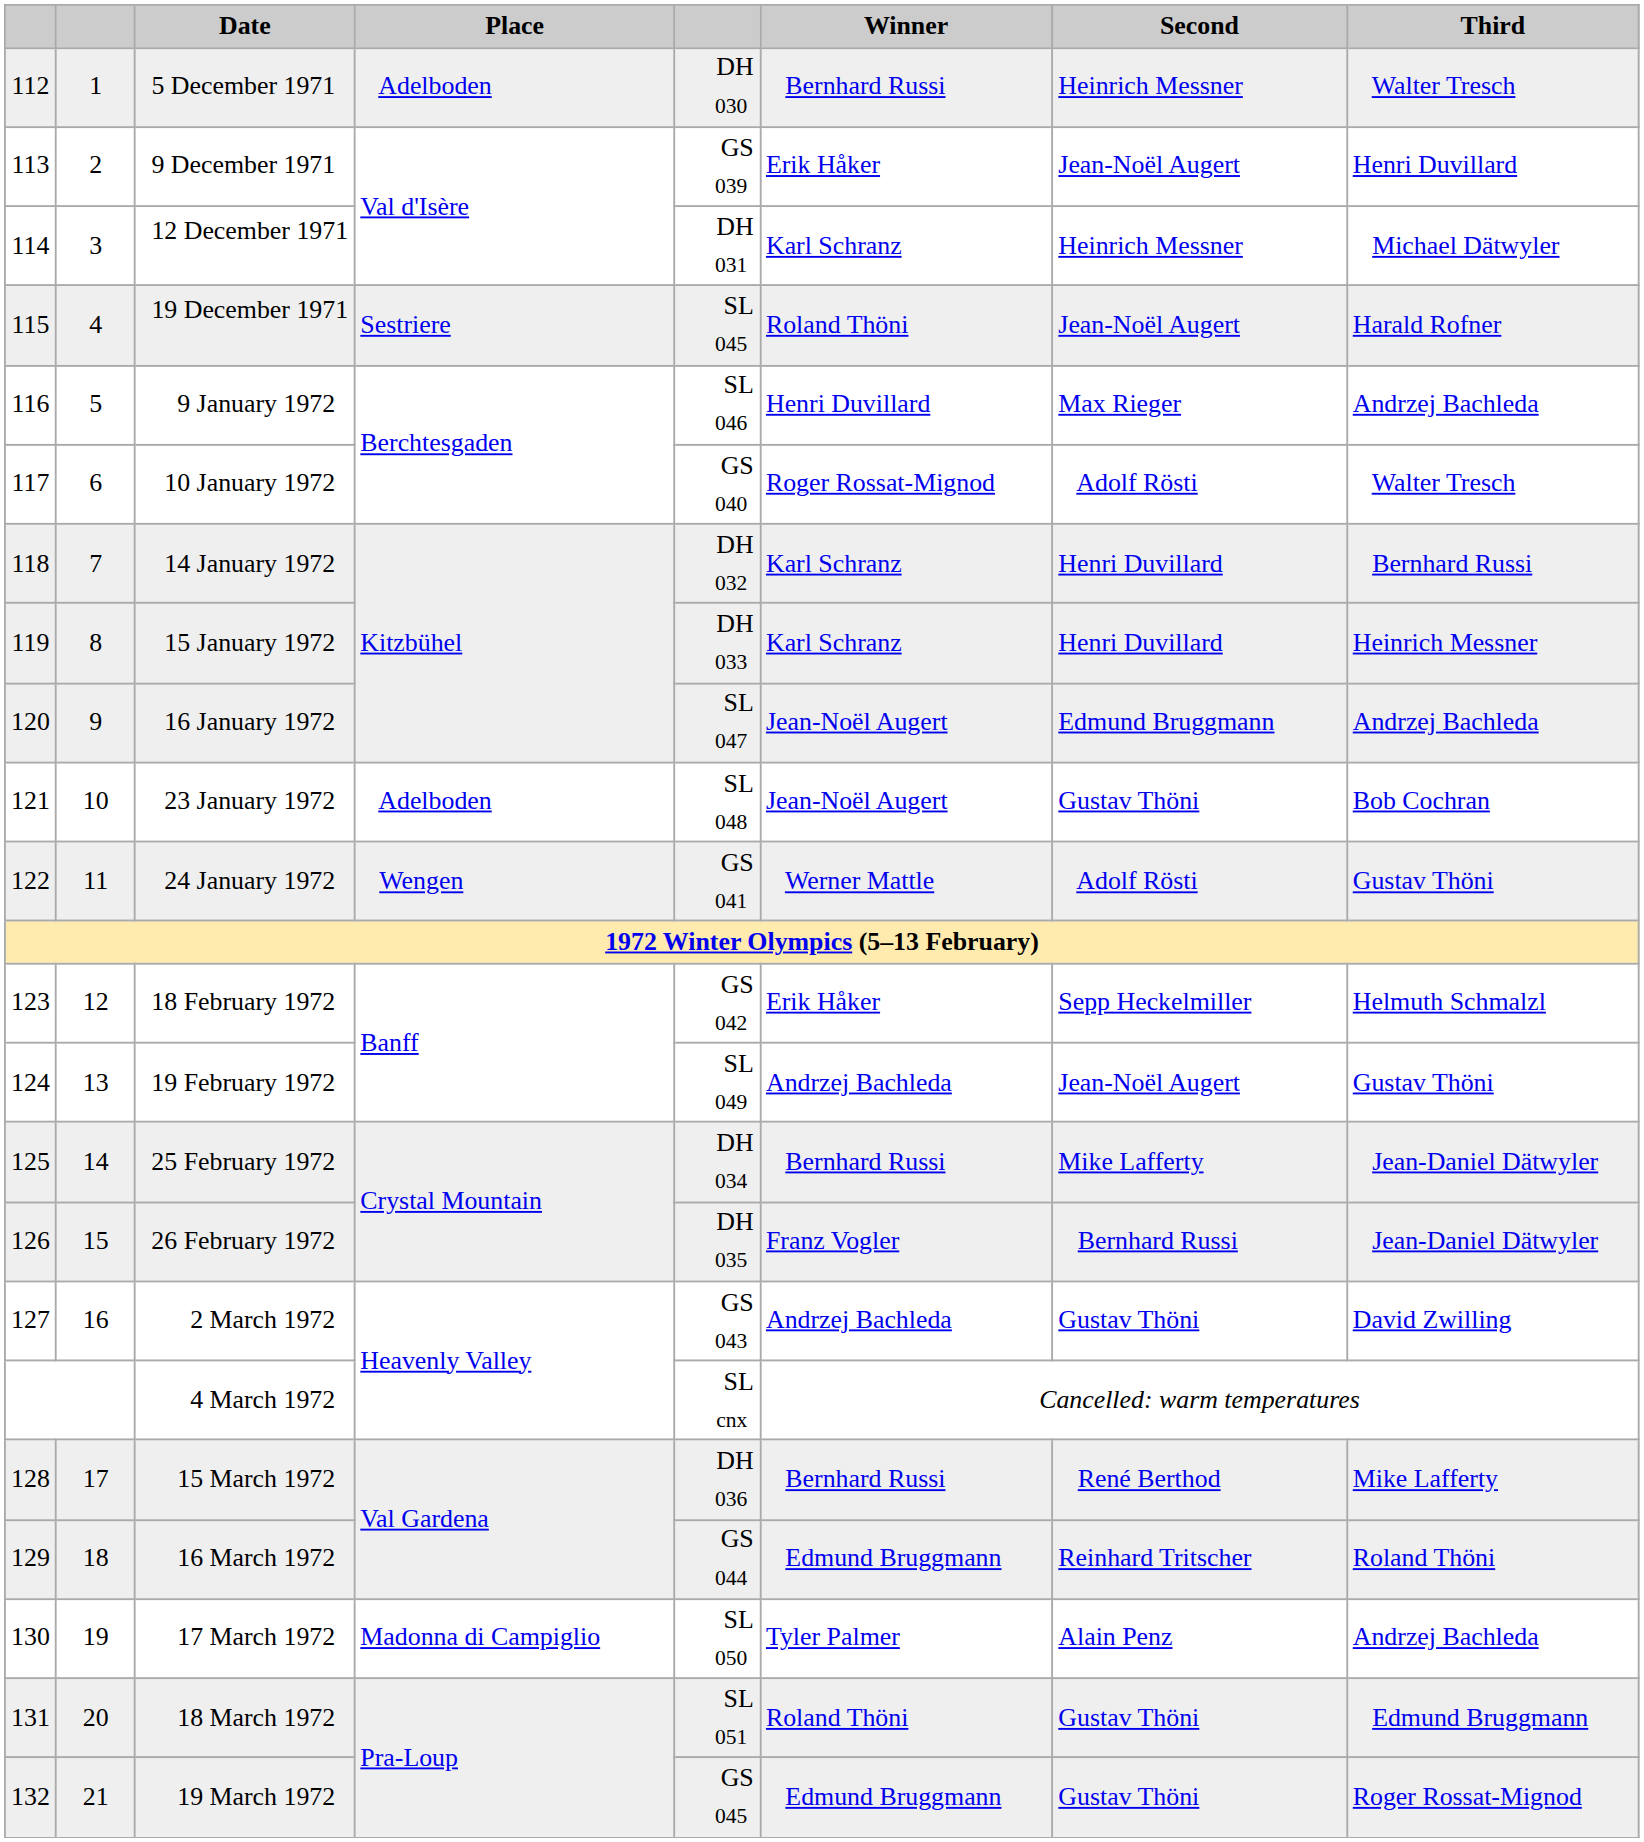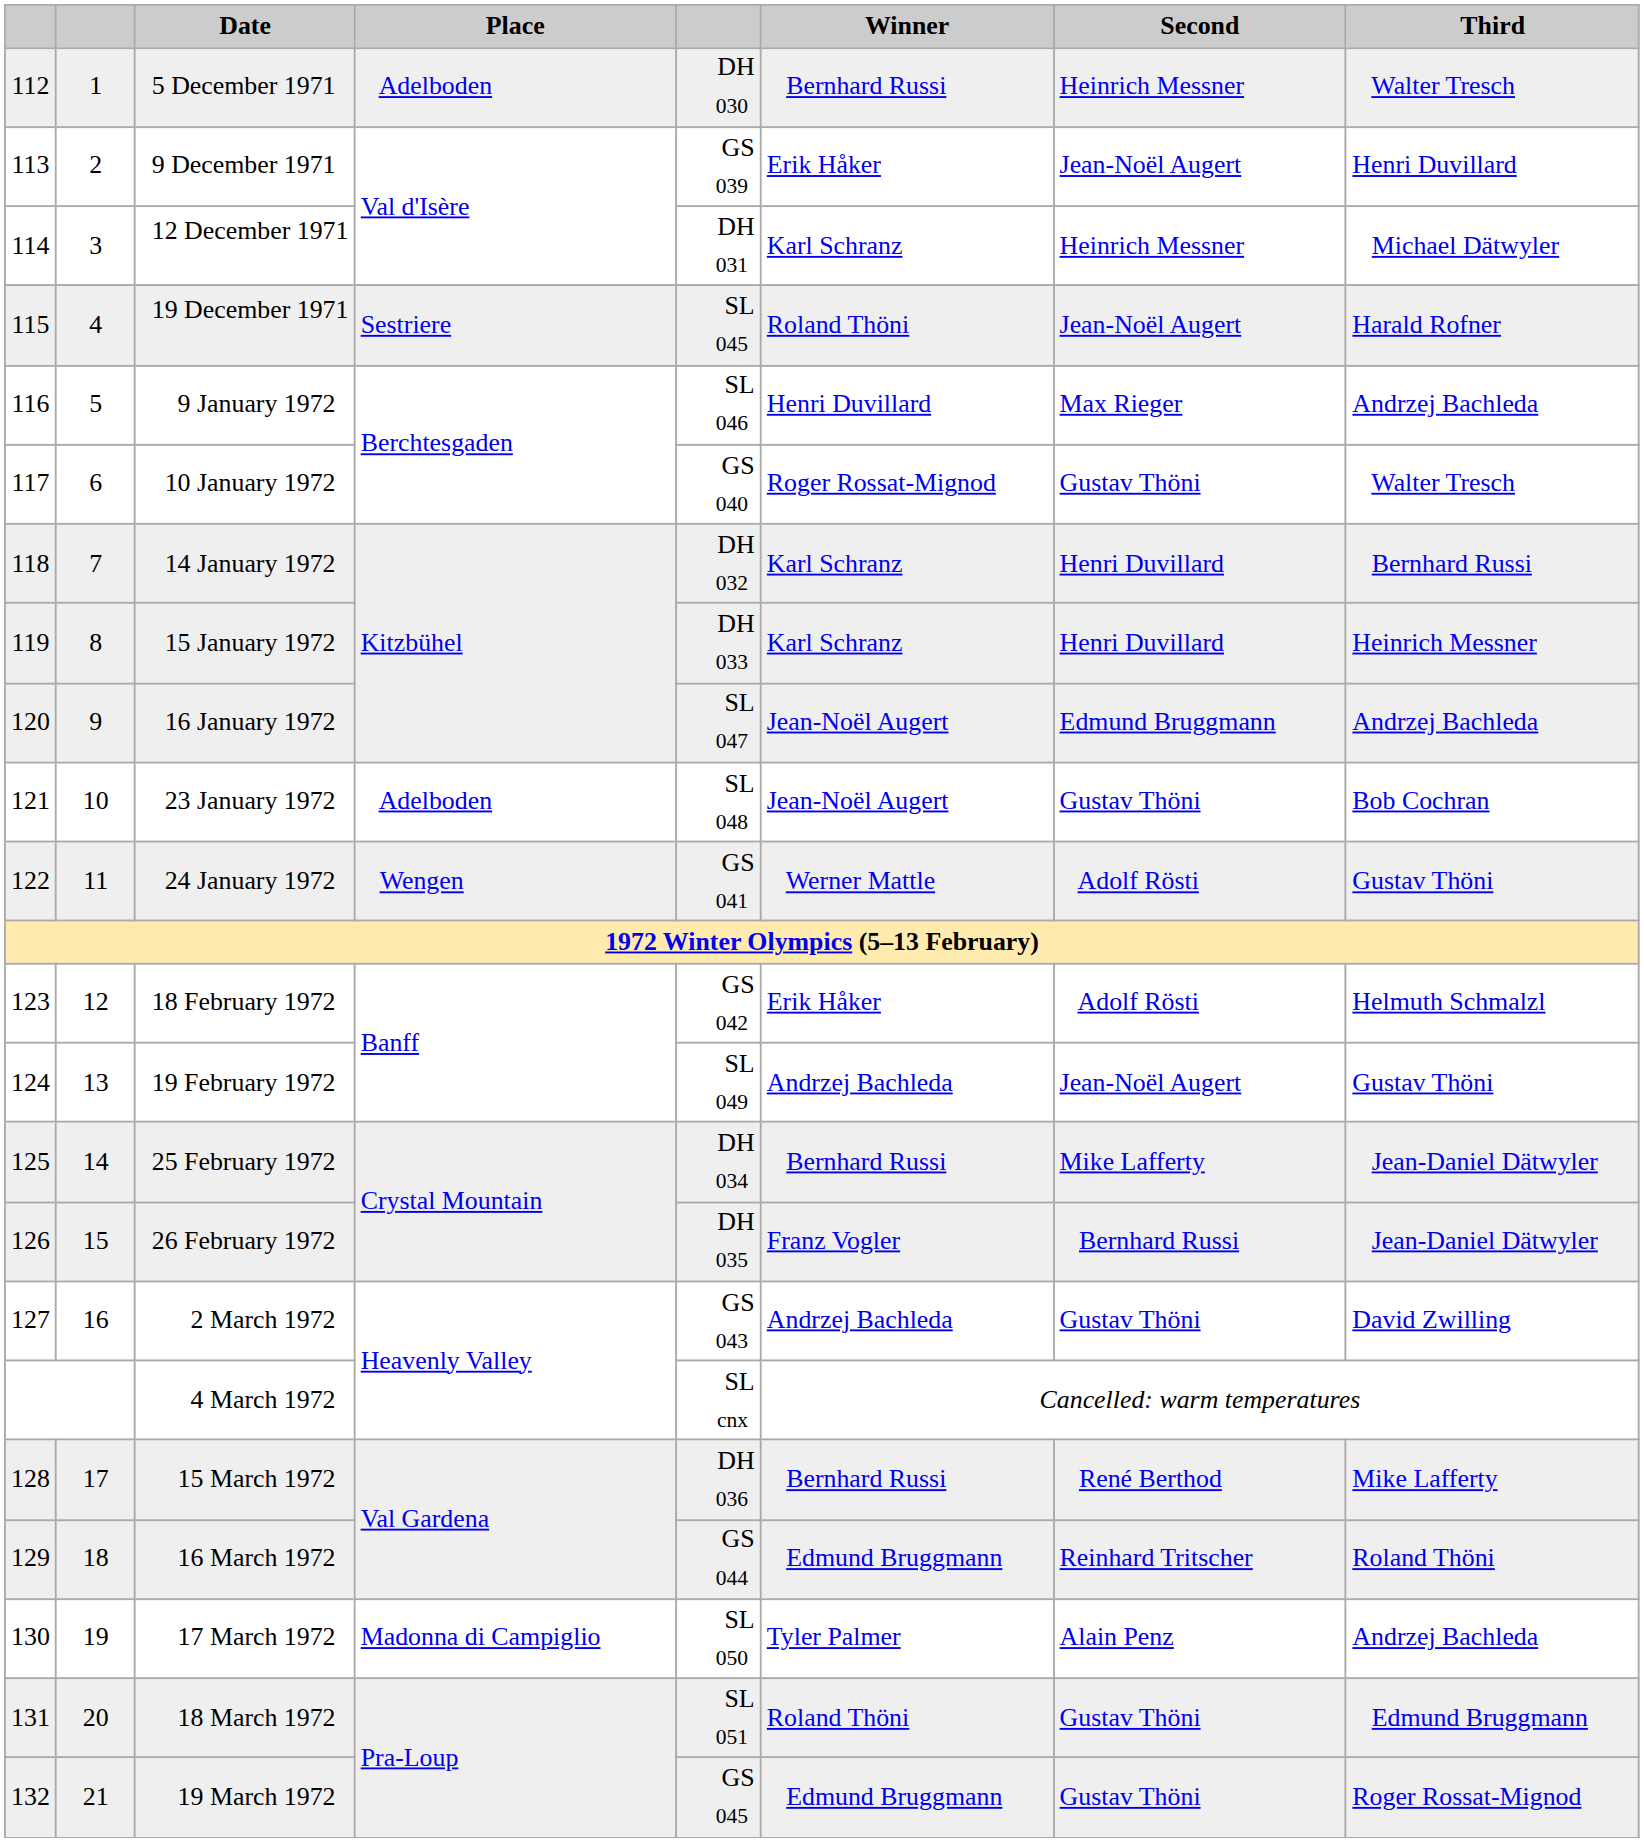(1128, 483) Adolf Rösti -> (1130, 483) Gustav Thöni
(1155, 1002) Sepp Heckelmiller -> (1129, 1002) Adolf Rösti
